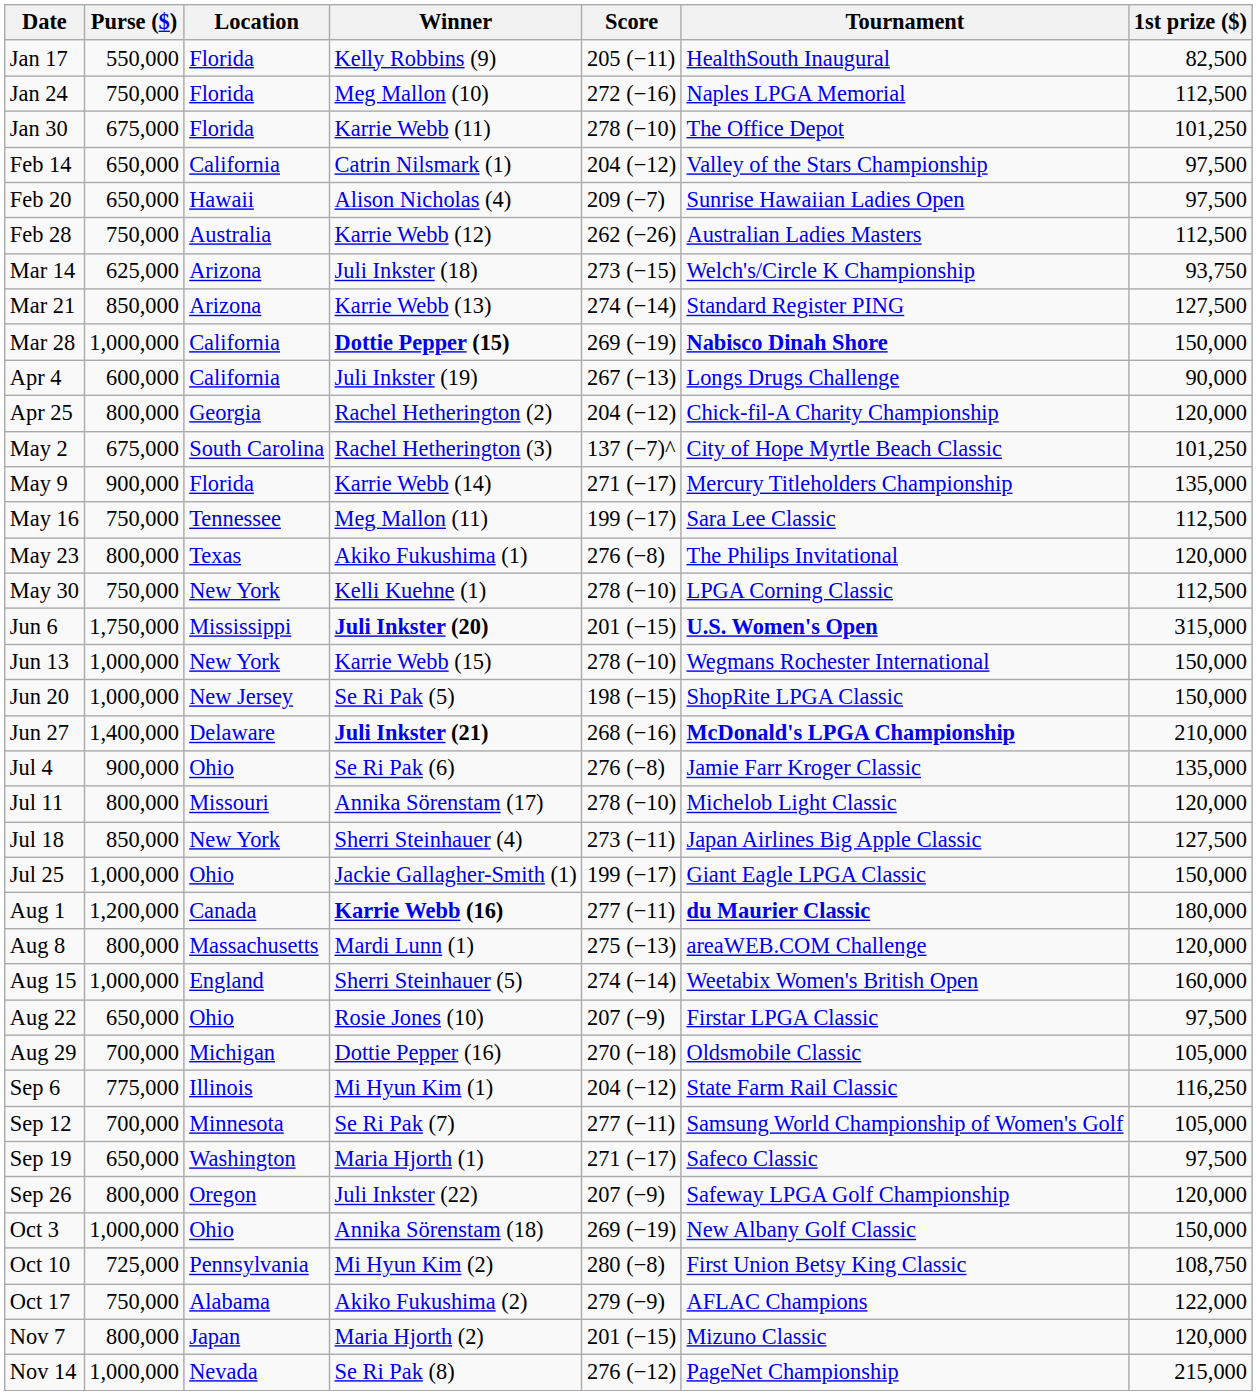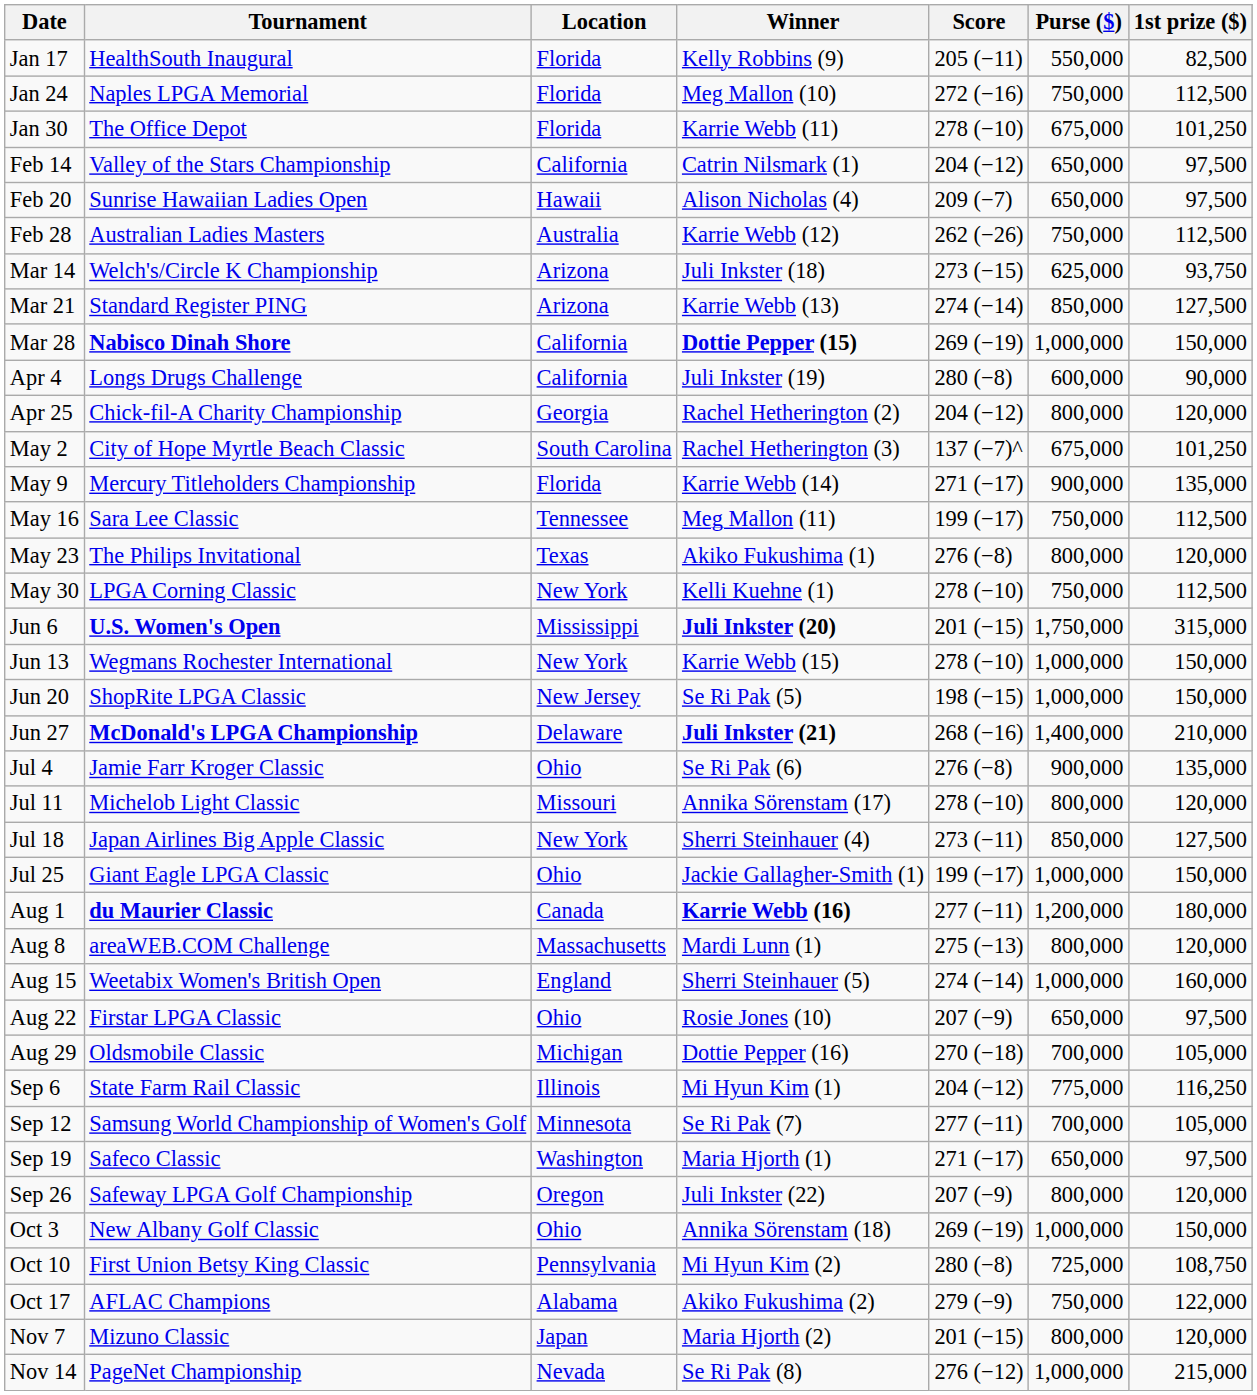columns swapped: (905, 22) <-> (134, 22)
(632, 377) 267 (−13) -> (973, 377) 280 (−8)
